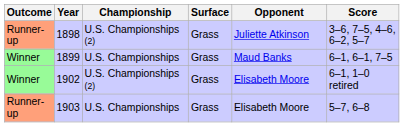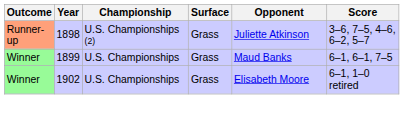(132, 79) U.S. Championships (2) -> (132, 79) U.S. Championships
- row: (68, 107)
